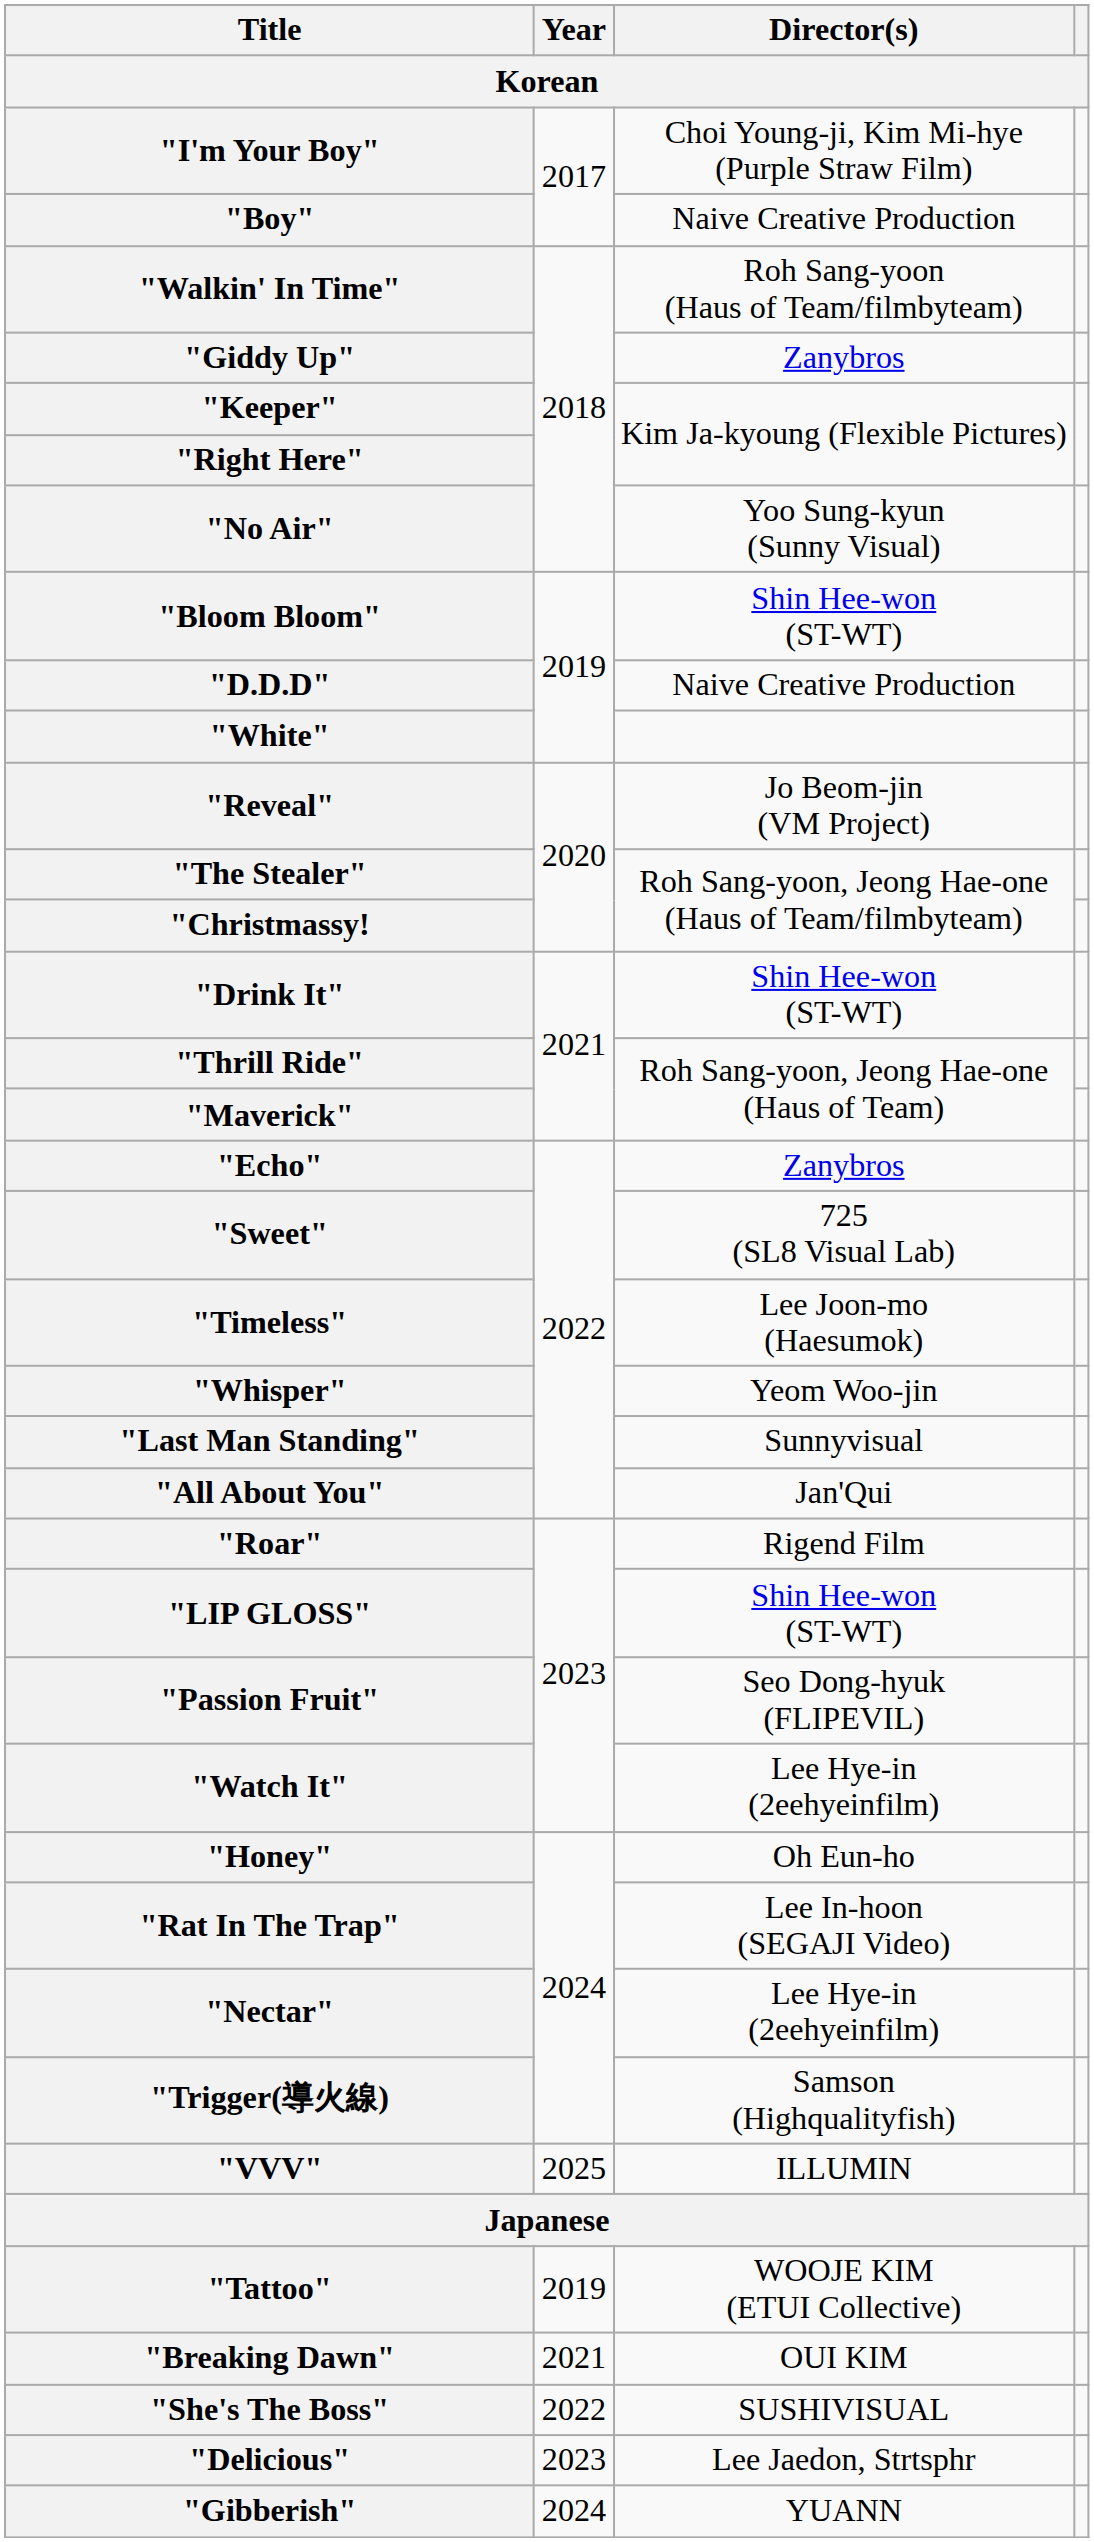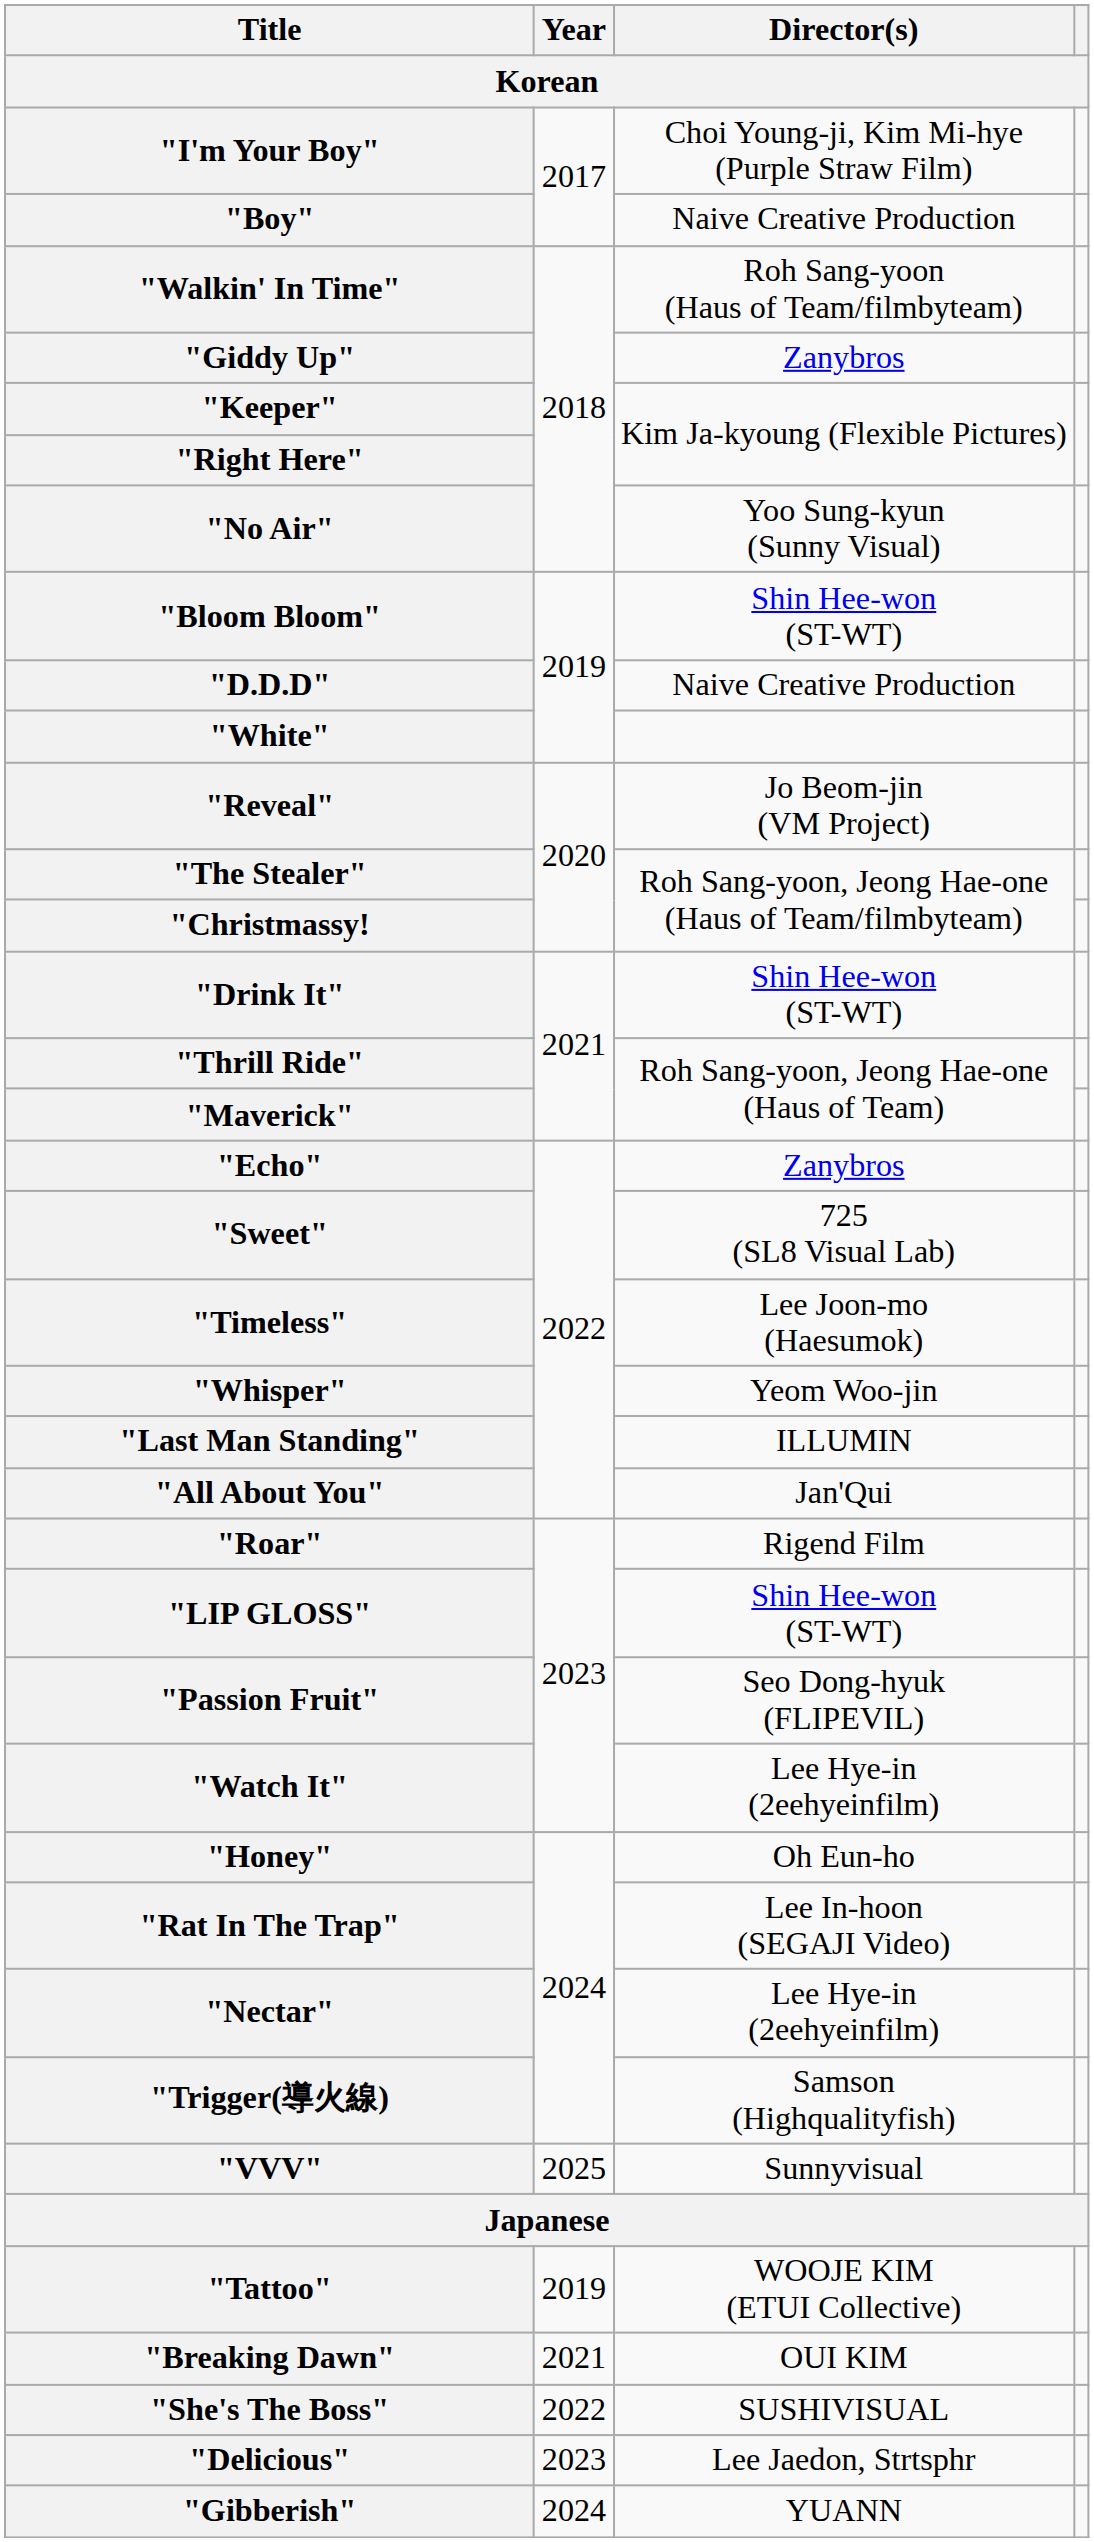(844, 1441) Sunnyvisual -> (844, 1441) ILLUMIN
(844, 2168) ILLUMIN -> (844, 2168) Sunnyvisual
